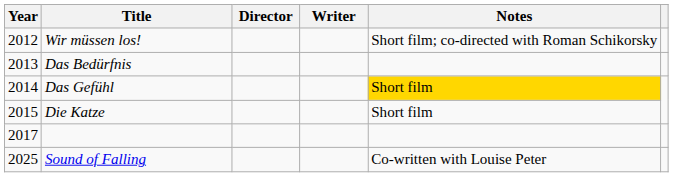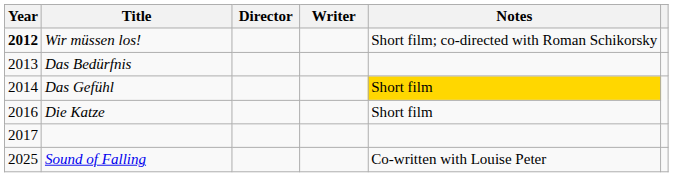(23, 40) normal -> (23, 40) bold
(23, 111) 2015 -> (23, 111) 2016
